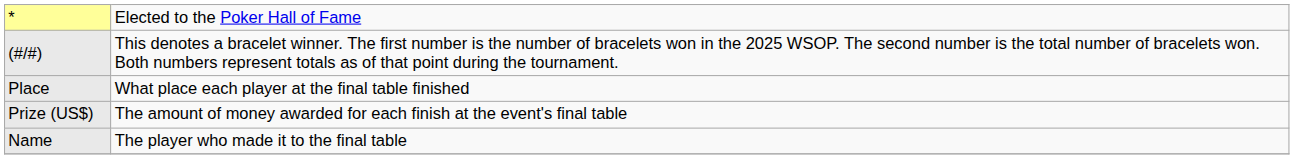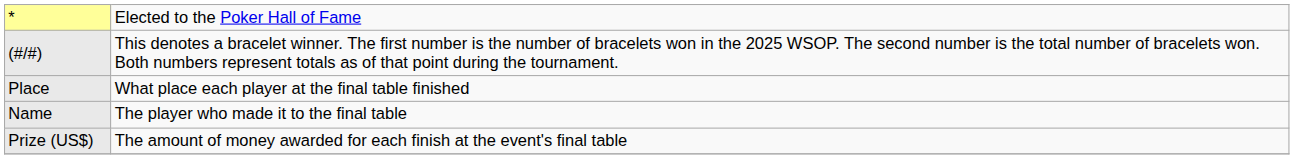rows swapped: (30, 140) <-> (51, 114)
